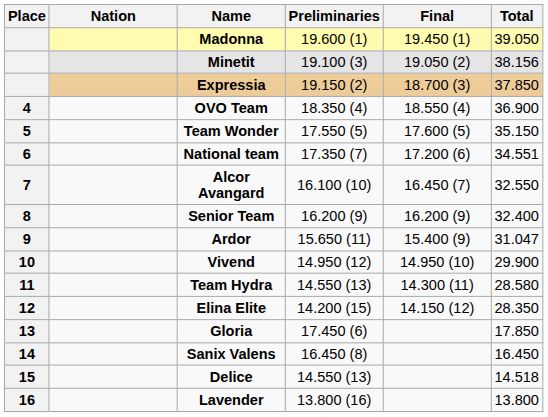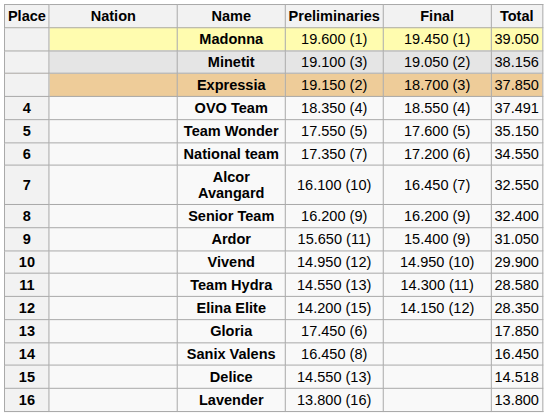(517, 108) 36.900 -> (517, 108) 37.491
(517, 154) 34.551 -> (517, 154) 34.550
(517, 239) 31.047 -> (517, 239) 31.050
